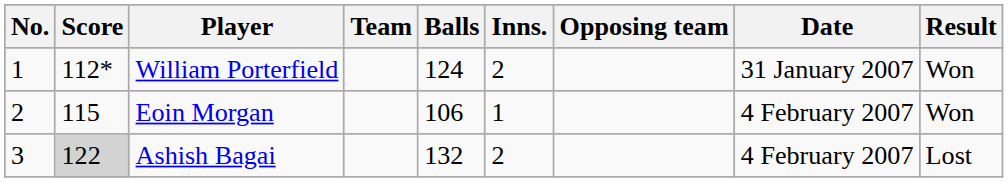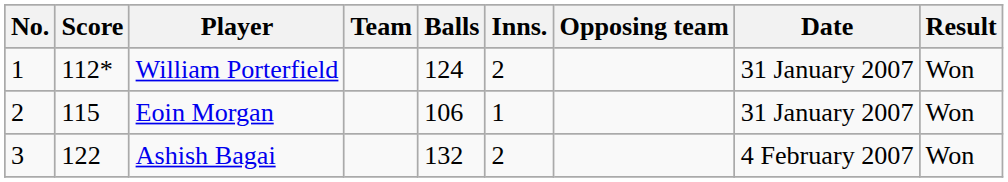(827, 112) 4 February 2007 -> (827, 112) 31 January 2007
(81, 155) lightgrey background -> (81, 155) no background
(949, 155) Lost -> (950, 155) Won
